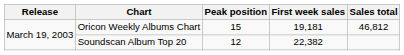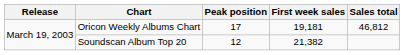(236, 27) 15 -> (236, 27) 17
(308, 42) 22,382 -> (308, 42) 21,382
